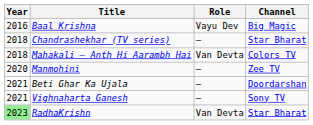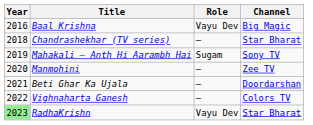(17, 55) 2018 -> (17, 55) 2019
(220, 55) Van Devta -> (209, 55) Sugam
(272, 55) Colors TV -> (261, 55) Sony TV
(17, 98) 2021 -> (17, 98) 2022
(267, 98) Sony TV -> (267, 98) Colors TV
(220, 112) Van Devta -> (217, 112) Vayu Dev
